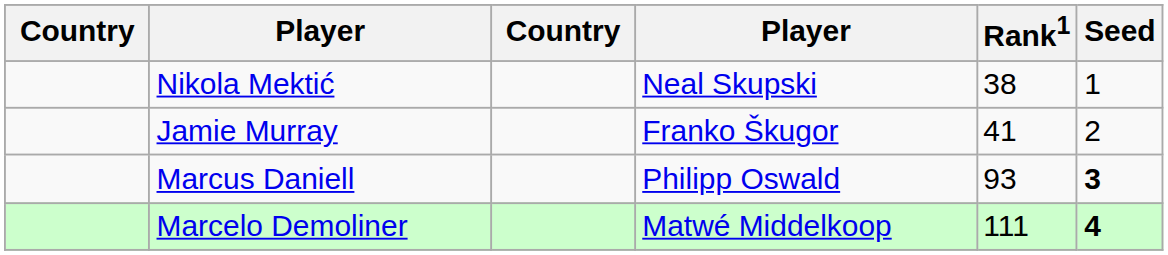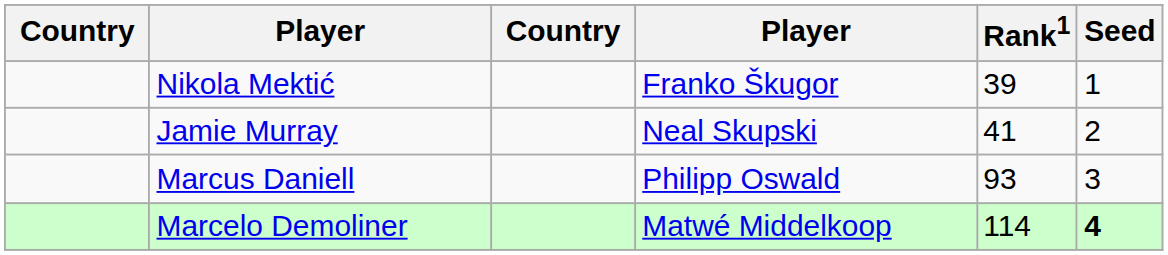(730, 83) Neal Skupski -> (740, 83) Franko Škugor
(1000, 83) 38 -> (1000, 83) 39
(740, 131) Franko Škugor -> (730, 131) Neal Skupski
(1092, 178) bold -> (1092, 178) normal
(1006, 226) 111 -> (1007, 226) 114
